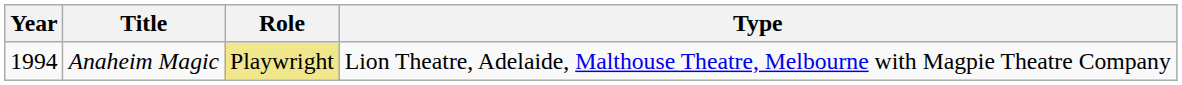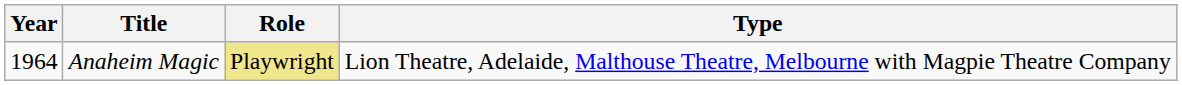(34, 60) 1994 -> (34, 60) 1964
